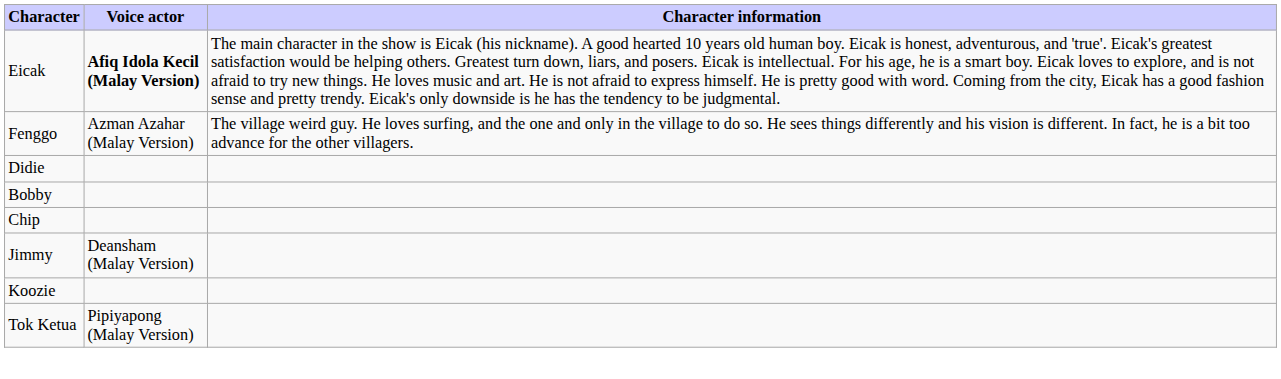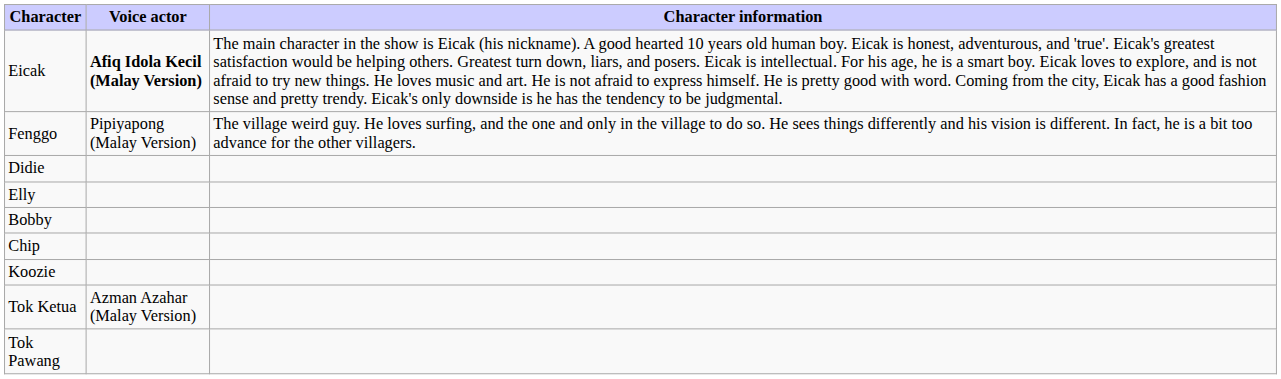(140, 133) Azman Azahar (Malay Version) -> (143, 133) Pipiyapong (Malay Version)
+ row: (22, 194)
- row: (30, 255)
(140, 325) Pipiyapong (Malay Version) -> (143, 307) Azman Azahar (Malay Version)
+ row: (34, 351)
